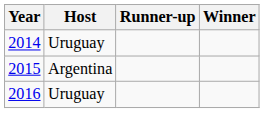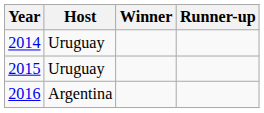columns swapped: (229, 17) <-> (158, 17)
(80, 68) Argentina -> (76, 68) Uruguay
(76, 94) Uruguay -> (80, 94) Argentina
